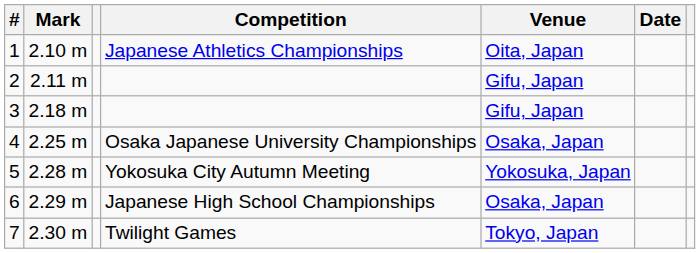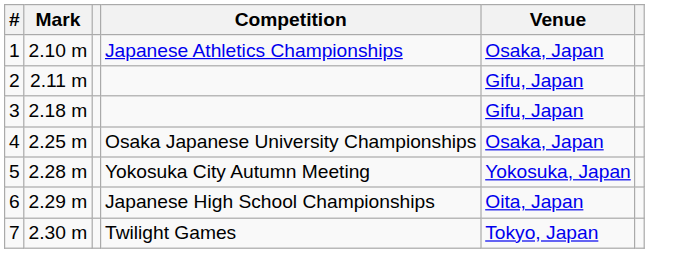- column: (660, 19)
(534, 50) Oita, Japan -> (544, 50) Osaka, Japan
(544, 202) Osaka, Japan -> (534, 202) Oita, Japan
